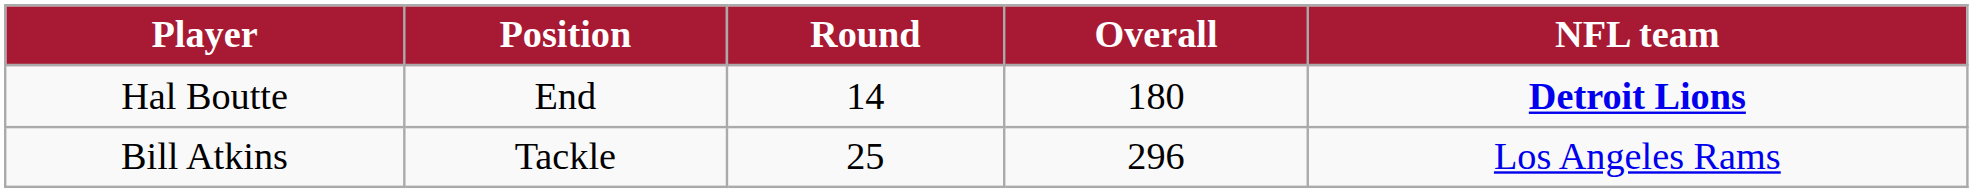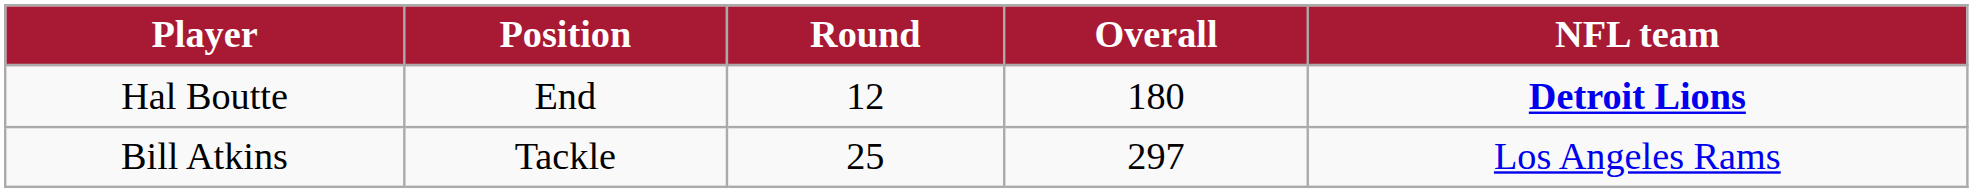(865, 95) 14 -> (865, 95) 12
(1156, 156) 296 -> (1156, 156) 297
